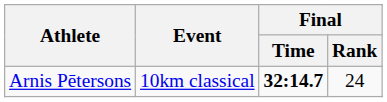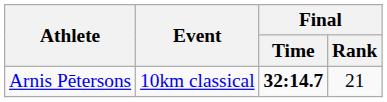(355, 81) 24 -> (355, 81) 21
